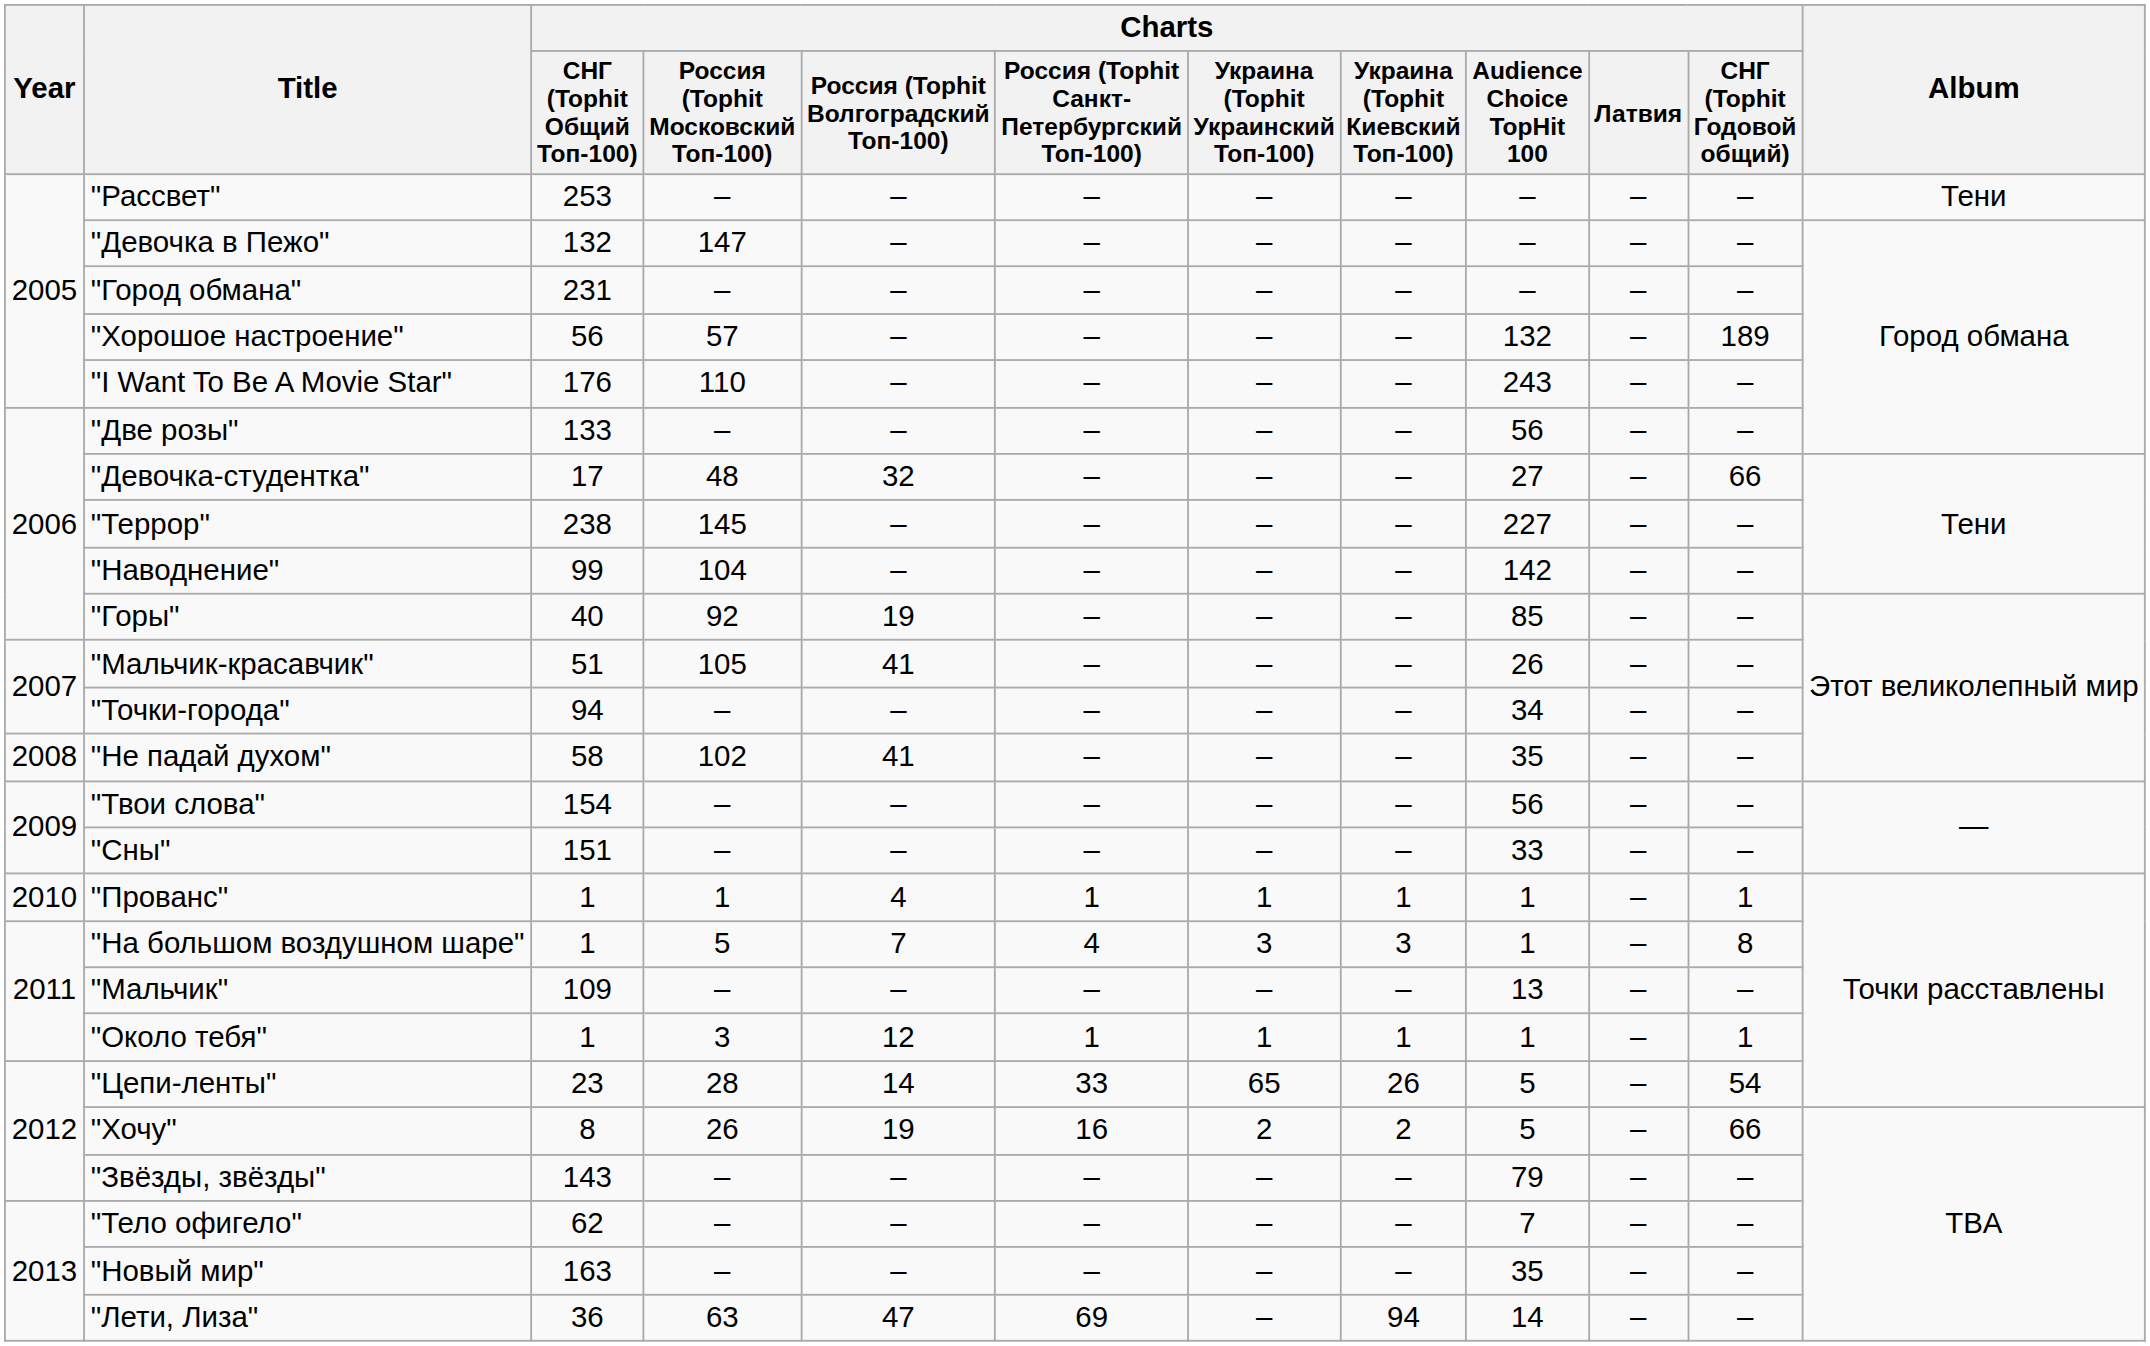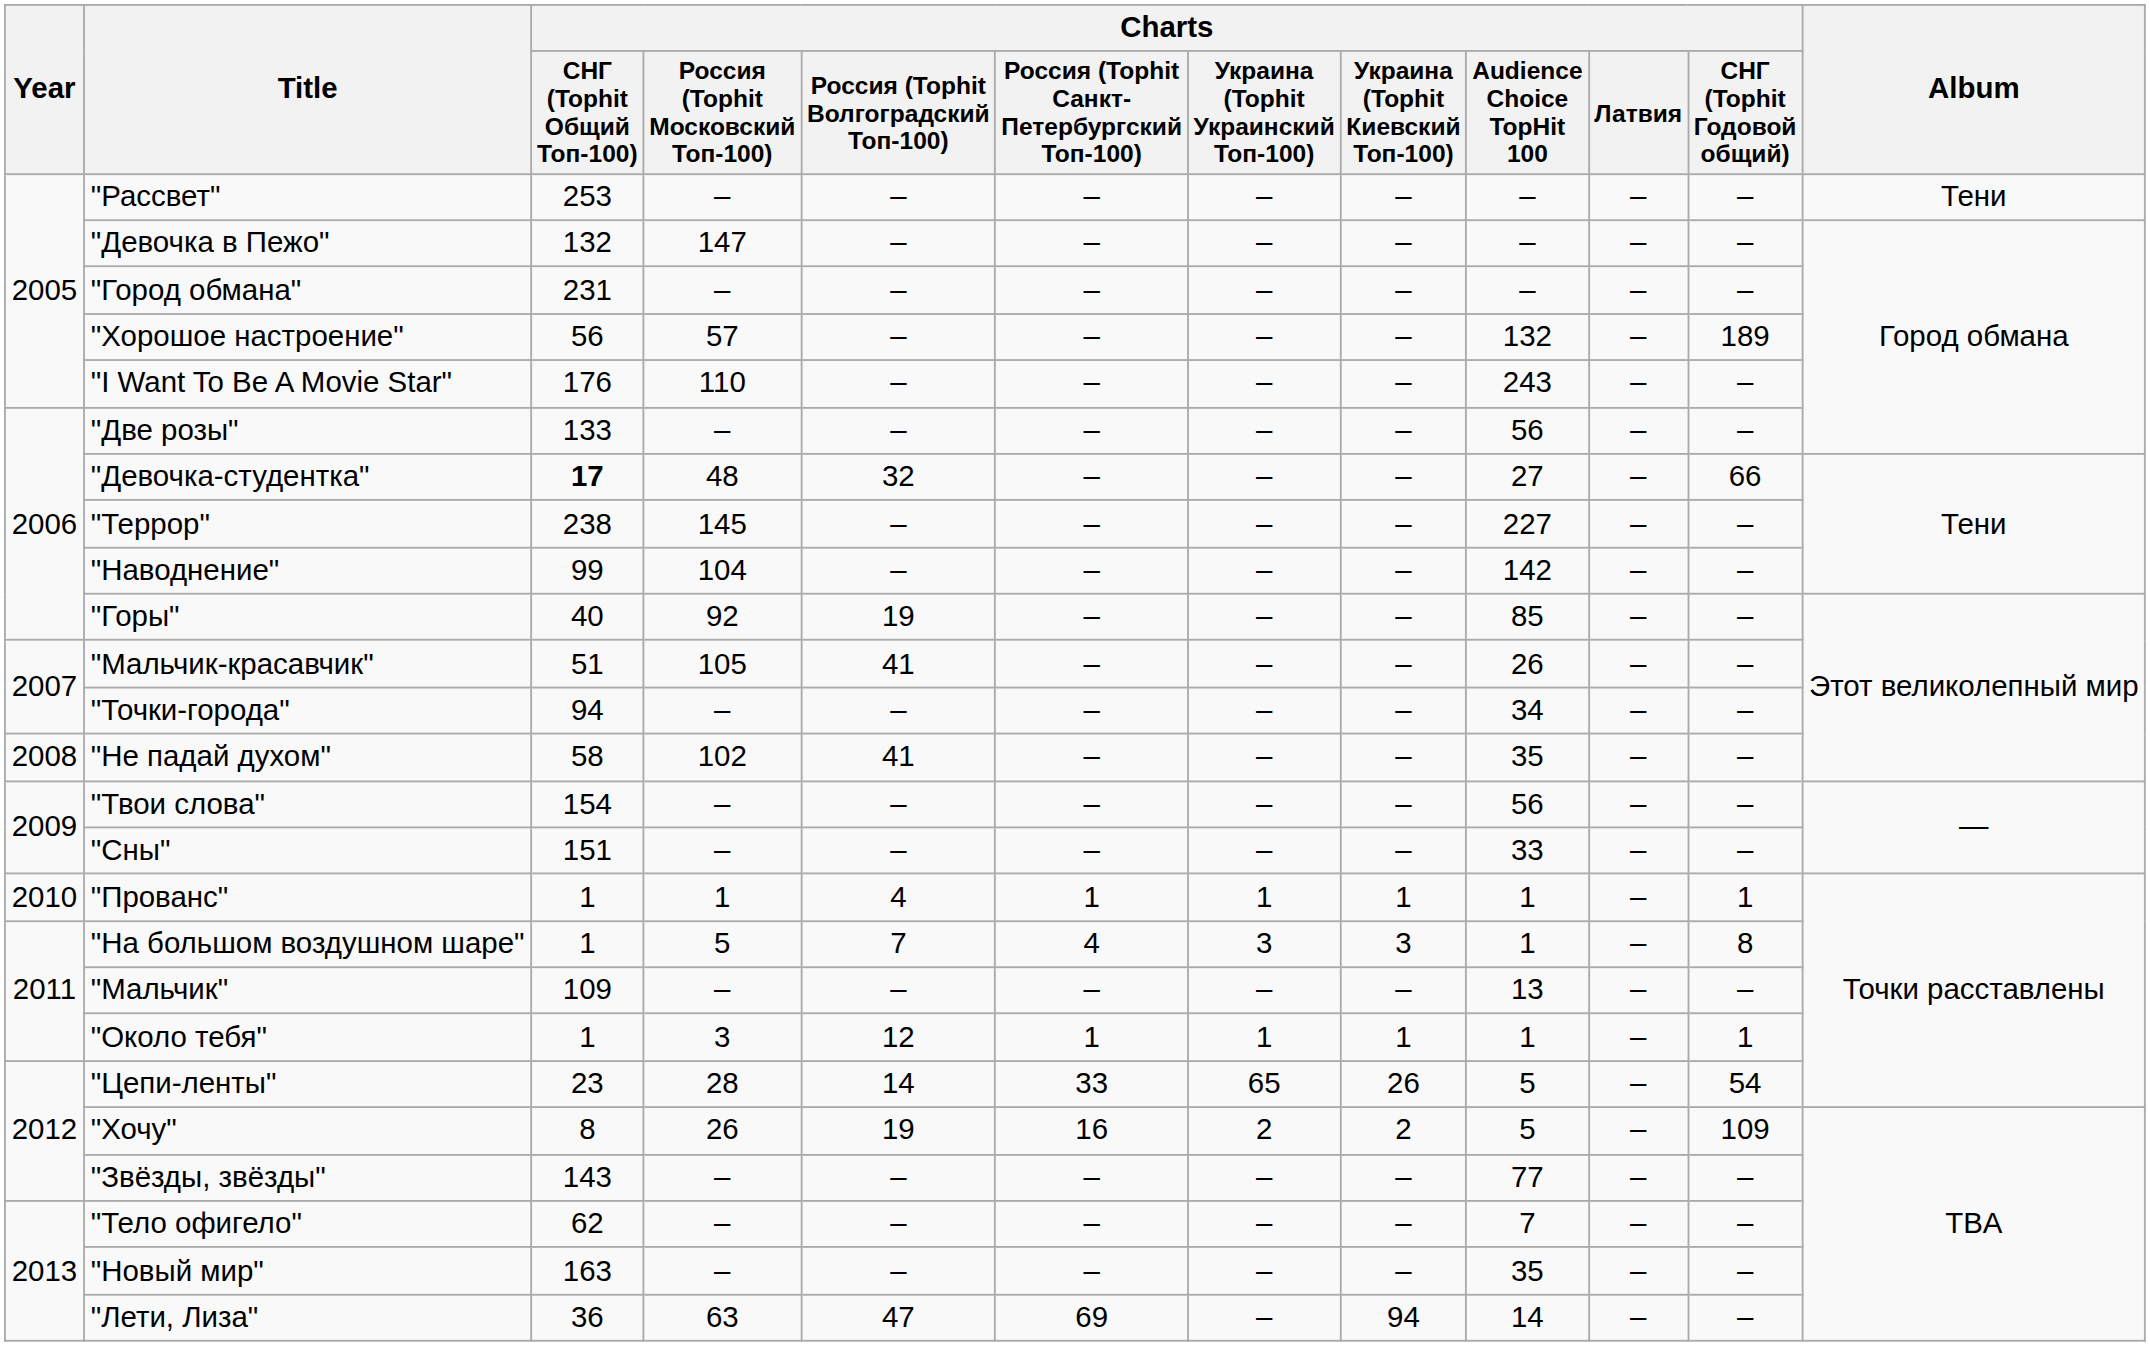(587, 476) normal -> (587, 476) bold
(1745, 1130) 66 -> (1745, 1130) 109
(1527, 1177) 79 -> (1527, 1177) 77
